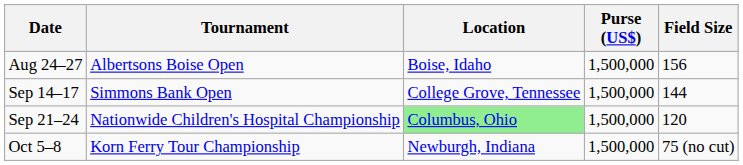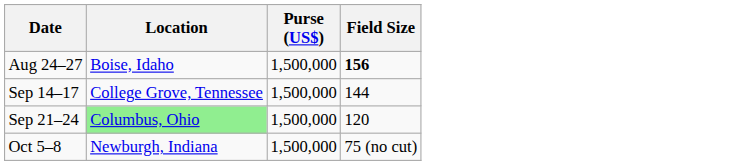- column: (245, 28)
(674, 65) normal -> (357, 65) bold
